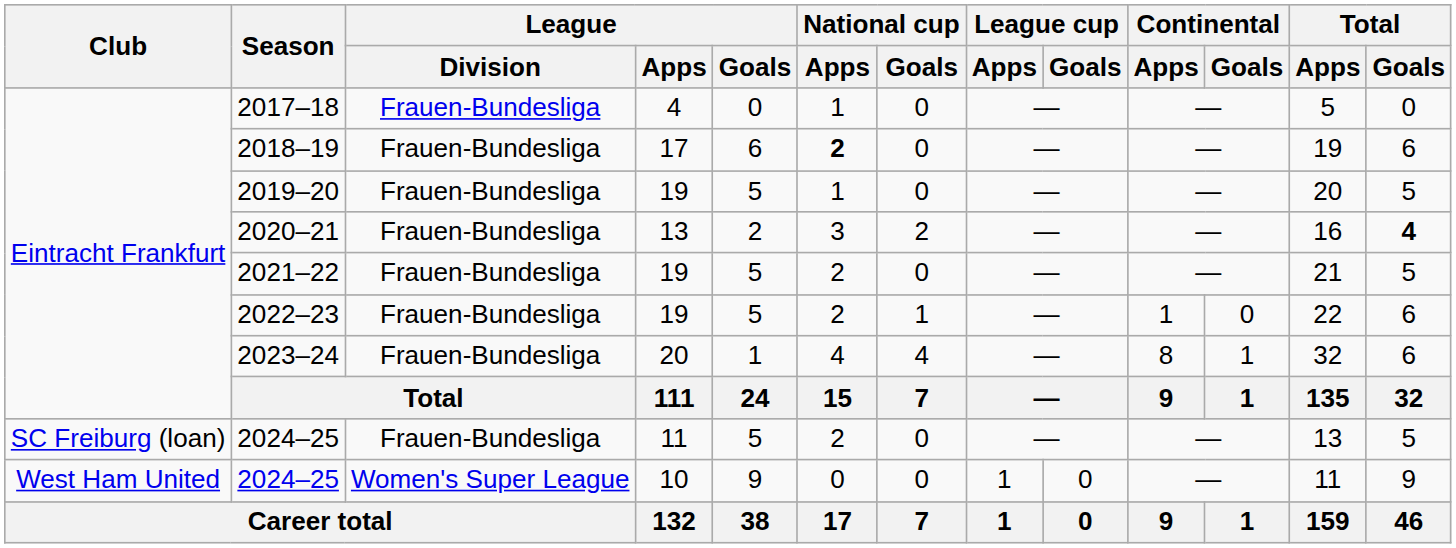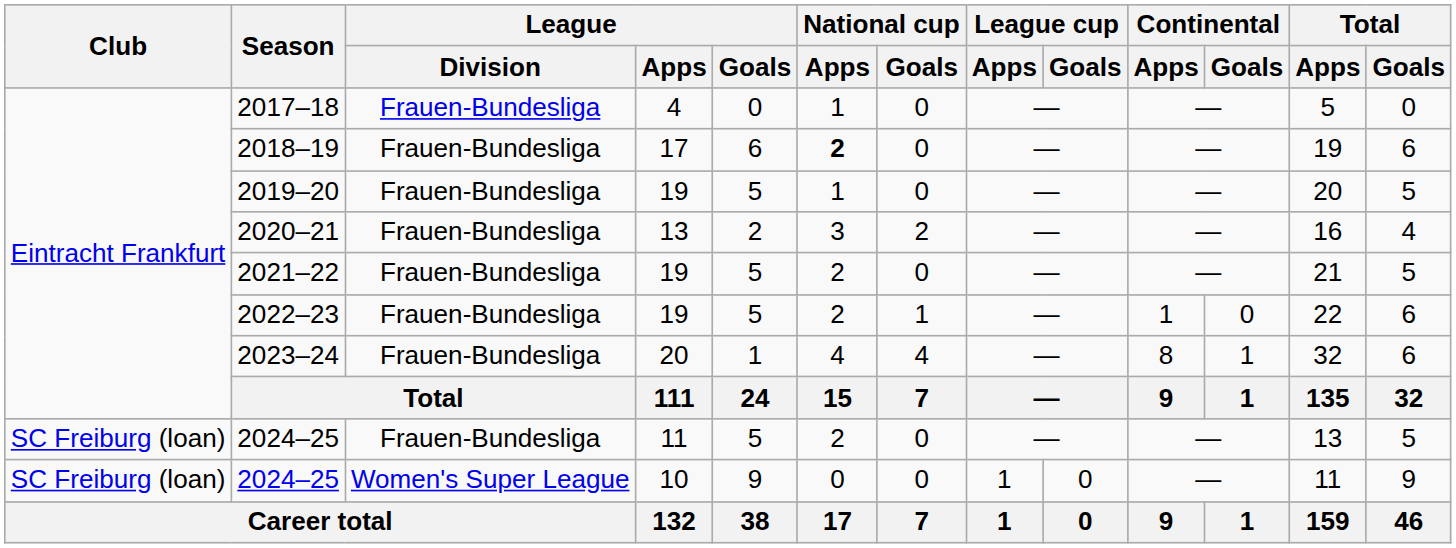(1409, 231) bold -> (1409, 231) normal
(118, 480) West Ham United -> (118, 480) SC Freiburg (loan)
